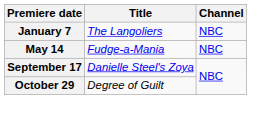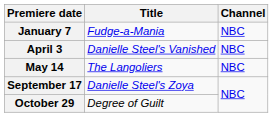(125, 31) The Langoliers -> (126, 31) Fudge-a-Mania
+ row: (45, 49)
(126, 49) Fudge-a-Mania -> (125, 67) The Langoliers
